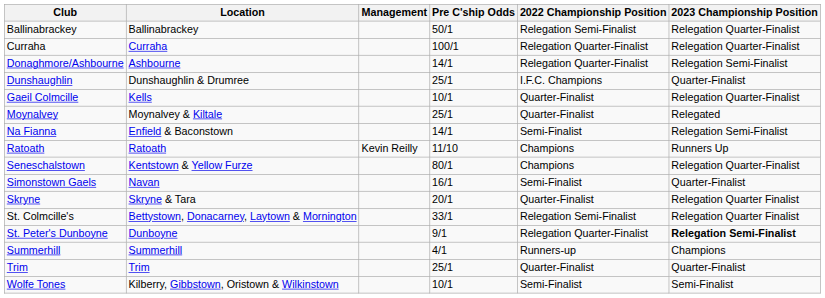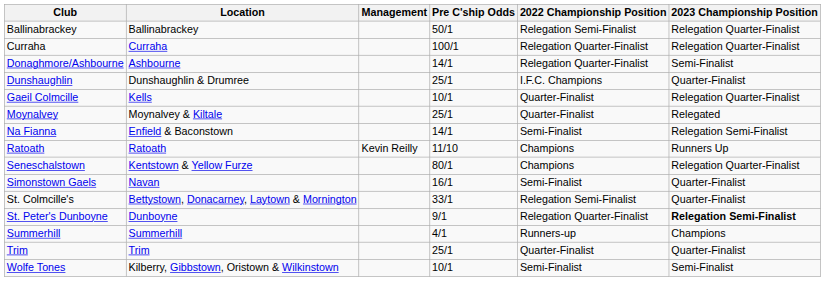(729, 64) Relegation Semi-Finalist -> (702, 64) Semi-Finalist
- row: (23, 200)
(735, 217) Relegation Quarter Finalist -> (708, 200) Quarter-Finalist
